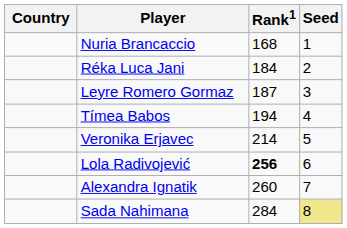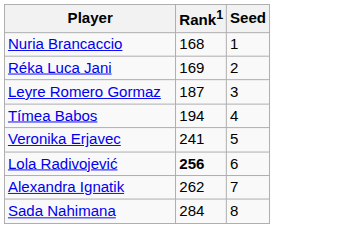- column: (41, 18)
(265, 68) 184 -> (192, 68) 169
(265, 139) 214 -> (192, 139) 241
(265, 187) 260 -> (192, 187) 262
(307, 211) khaki background -> (234, 211) no background
